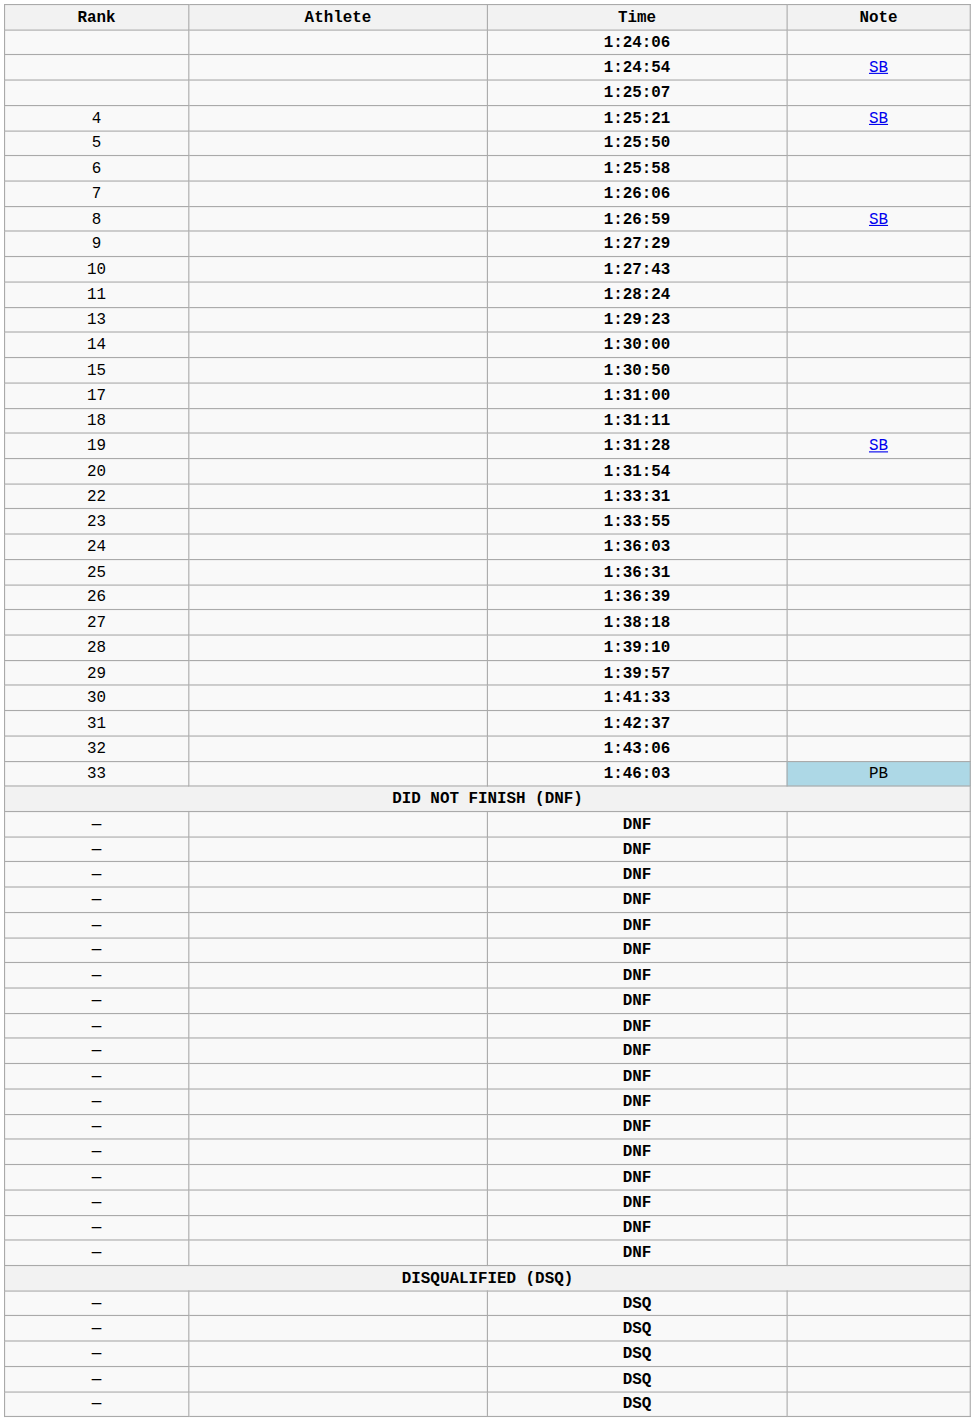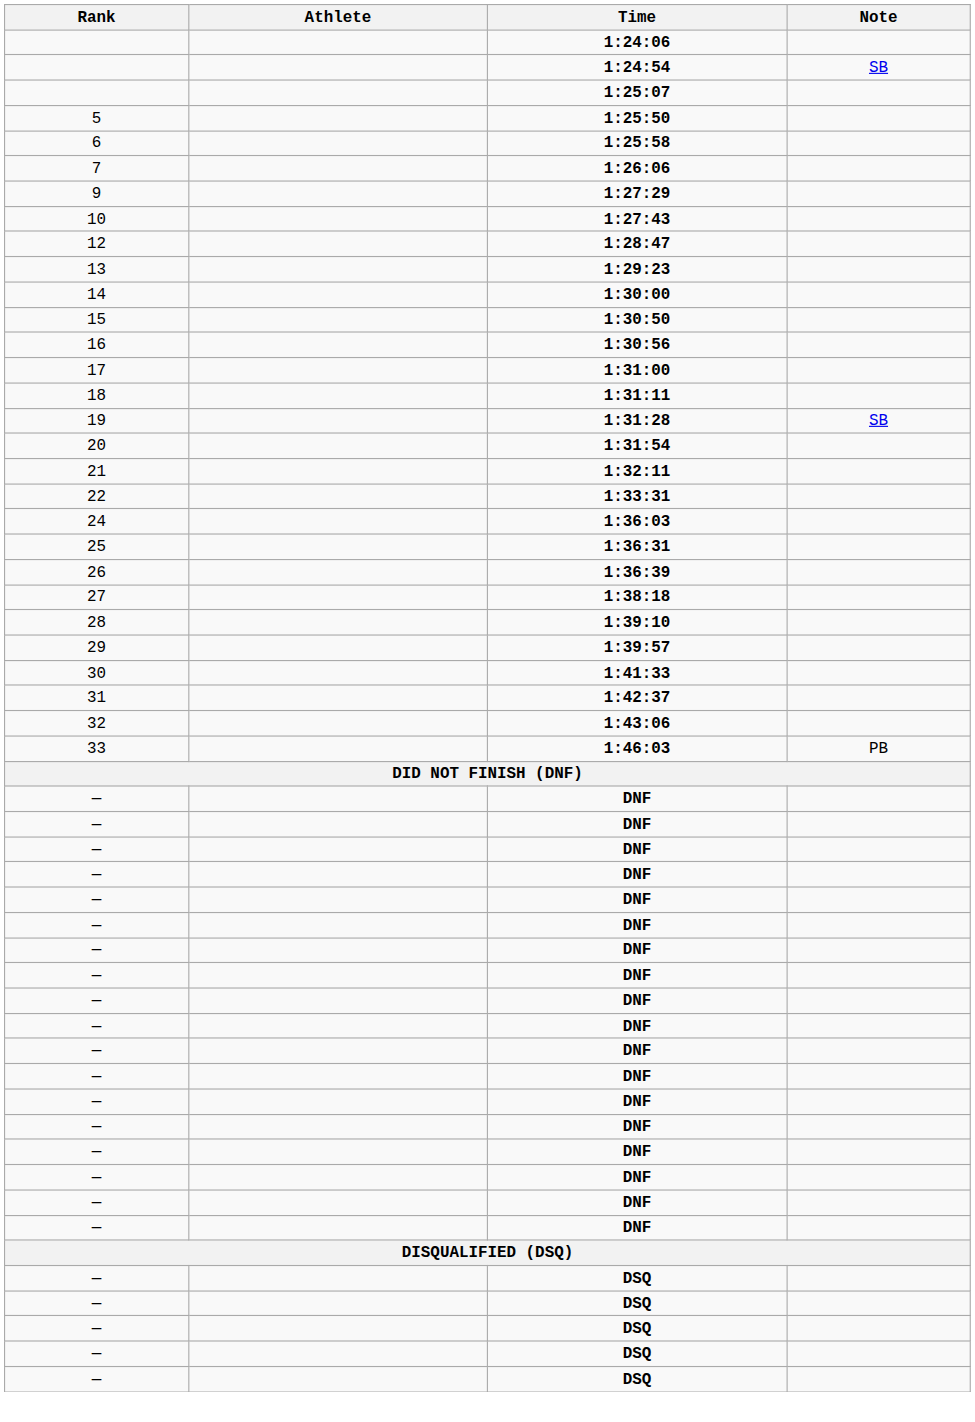- row: (96, 118)
- row: (96, 219)
- row: (96, 295)
+ row: (96, 244)
+ row: (96, 345)
+ row: (96, 471)
- row: (96, 522)
(879, 774) lightblue background -> (879, 749) no background
